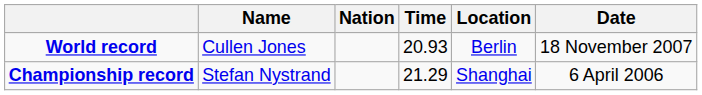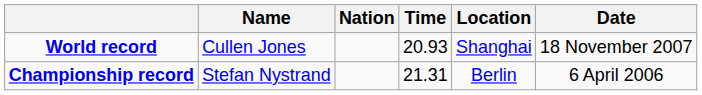(494, 47) Berlin -> (494, 47) Shanghai
(425, 75) 21.29 -> (425, 75) 21.31
(494, 75) Shanghai -> (494, 75) Berlin
